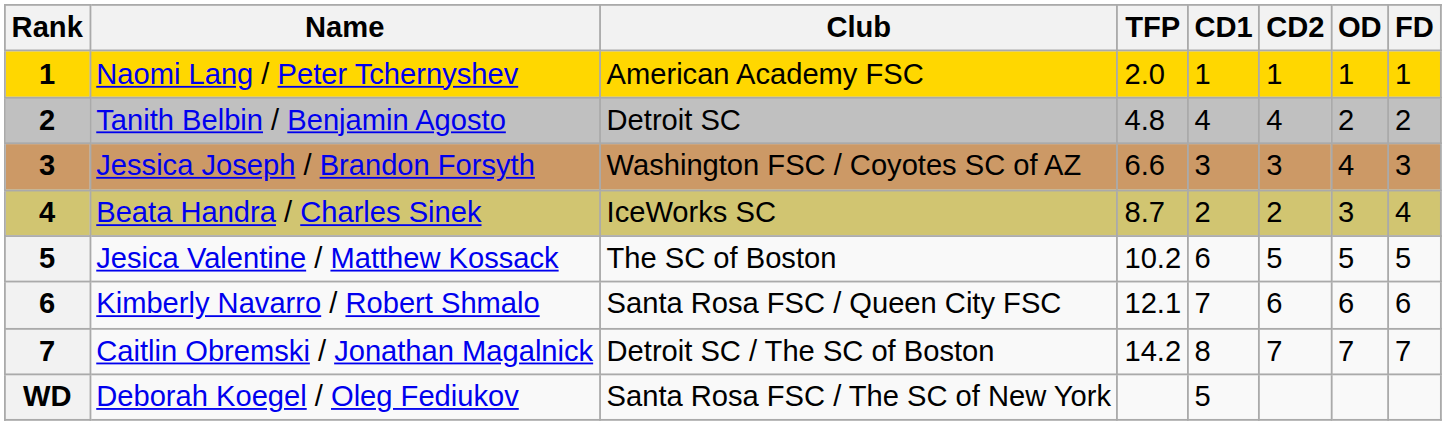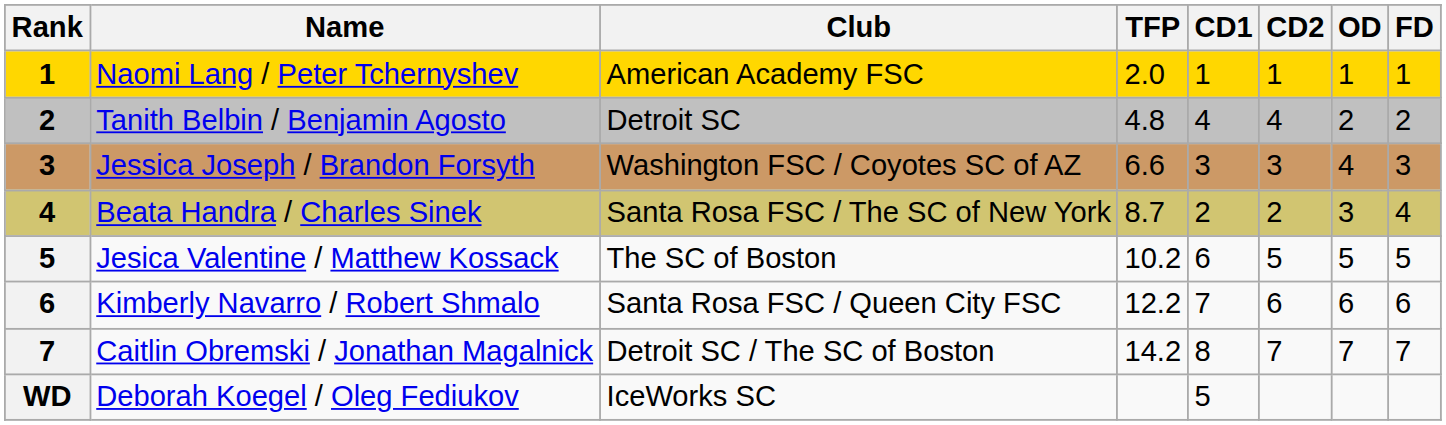(691, 212) IceWorks SC -> (859, 212) Santa Rosa FSC / The SC of New York
(1153, 304) 12.1 -> (1153, 304) 12.2
(859, 397) Santa Rosa FSC / The SC of New York -> (691, 397) IceWorks SC
